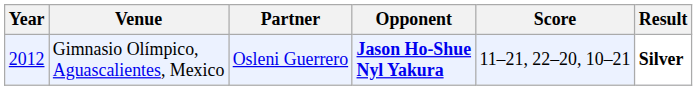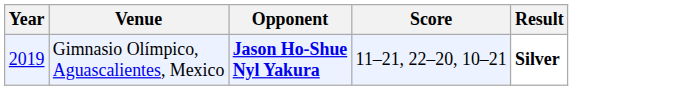- column: (290, 19)
(27, 59) 2012 -> (27, 59) 2019
